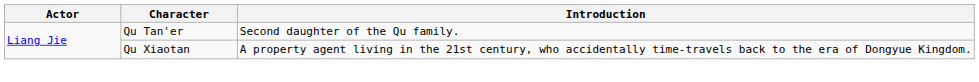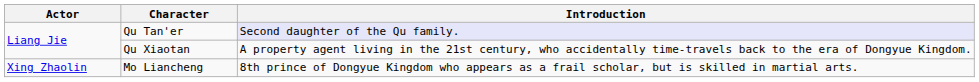(350, 31) no background -> (350, 31) lavender background
+ row: (163, 67)
